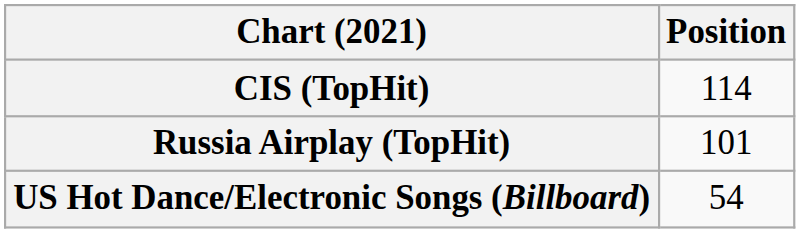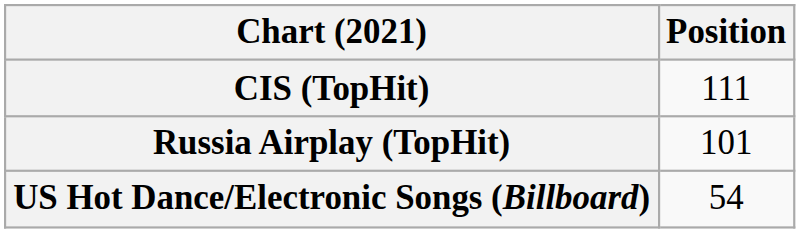(726, 87) 114 -> (726, 87) 111
